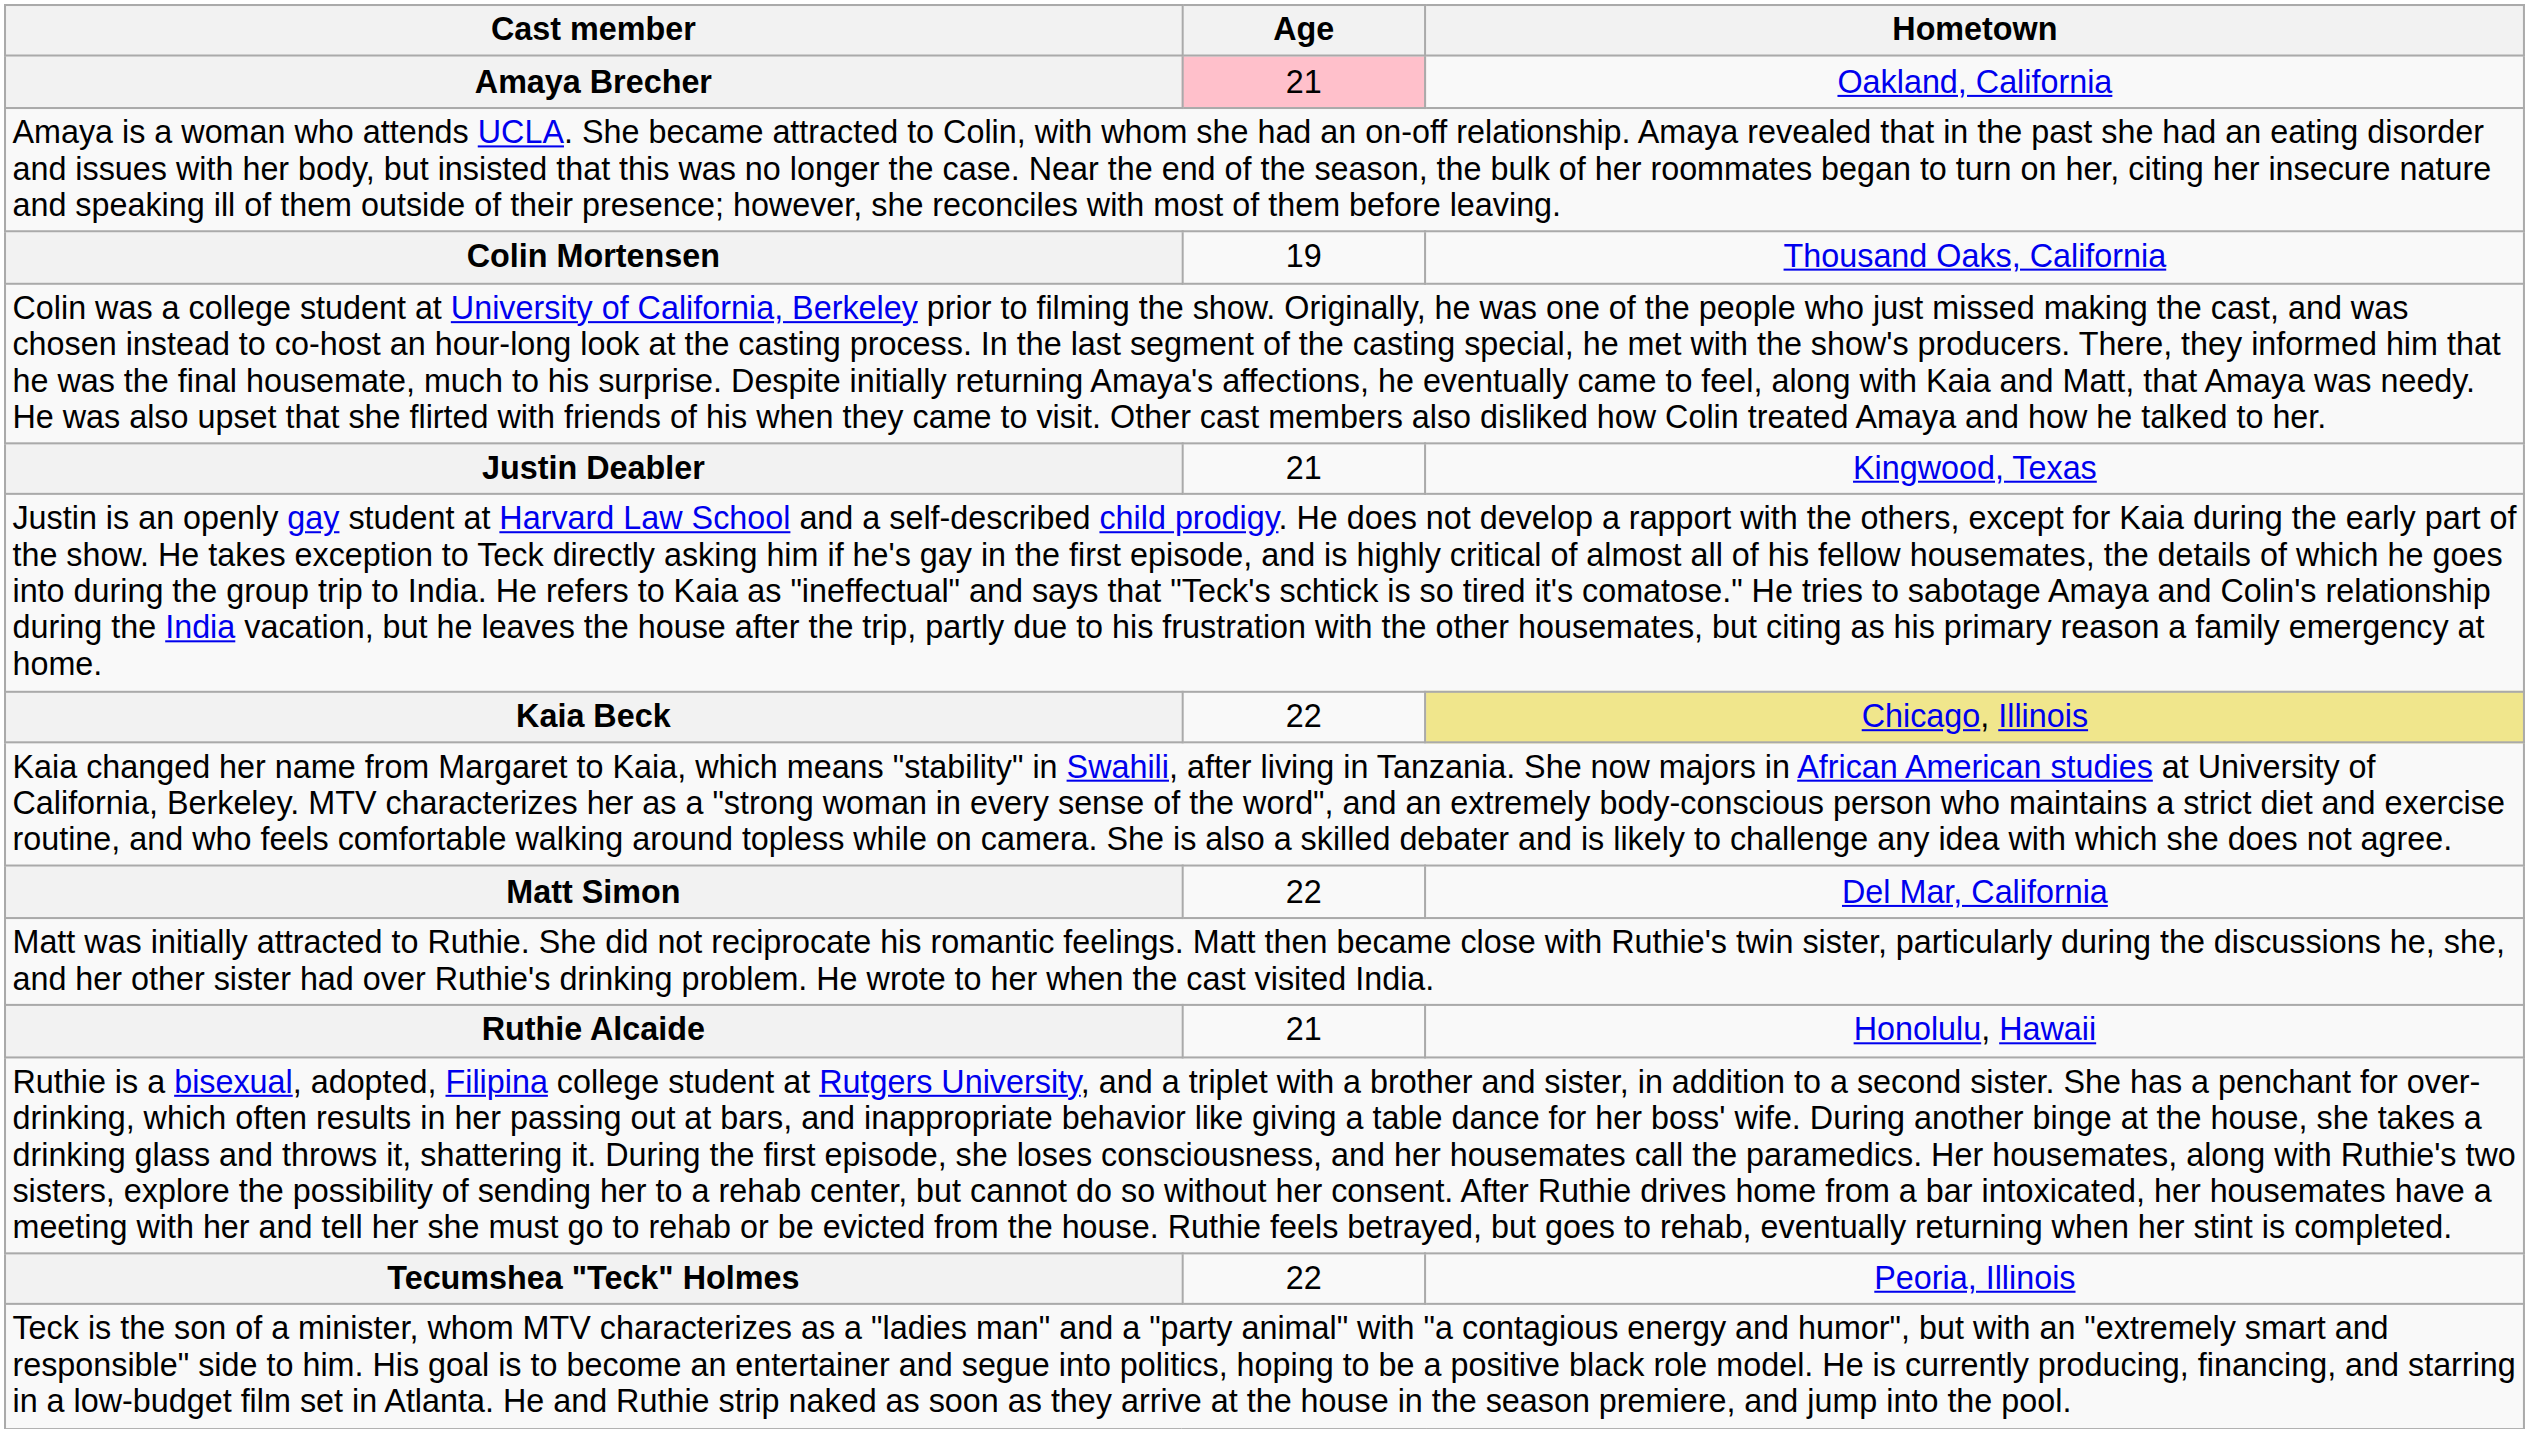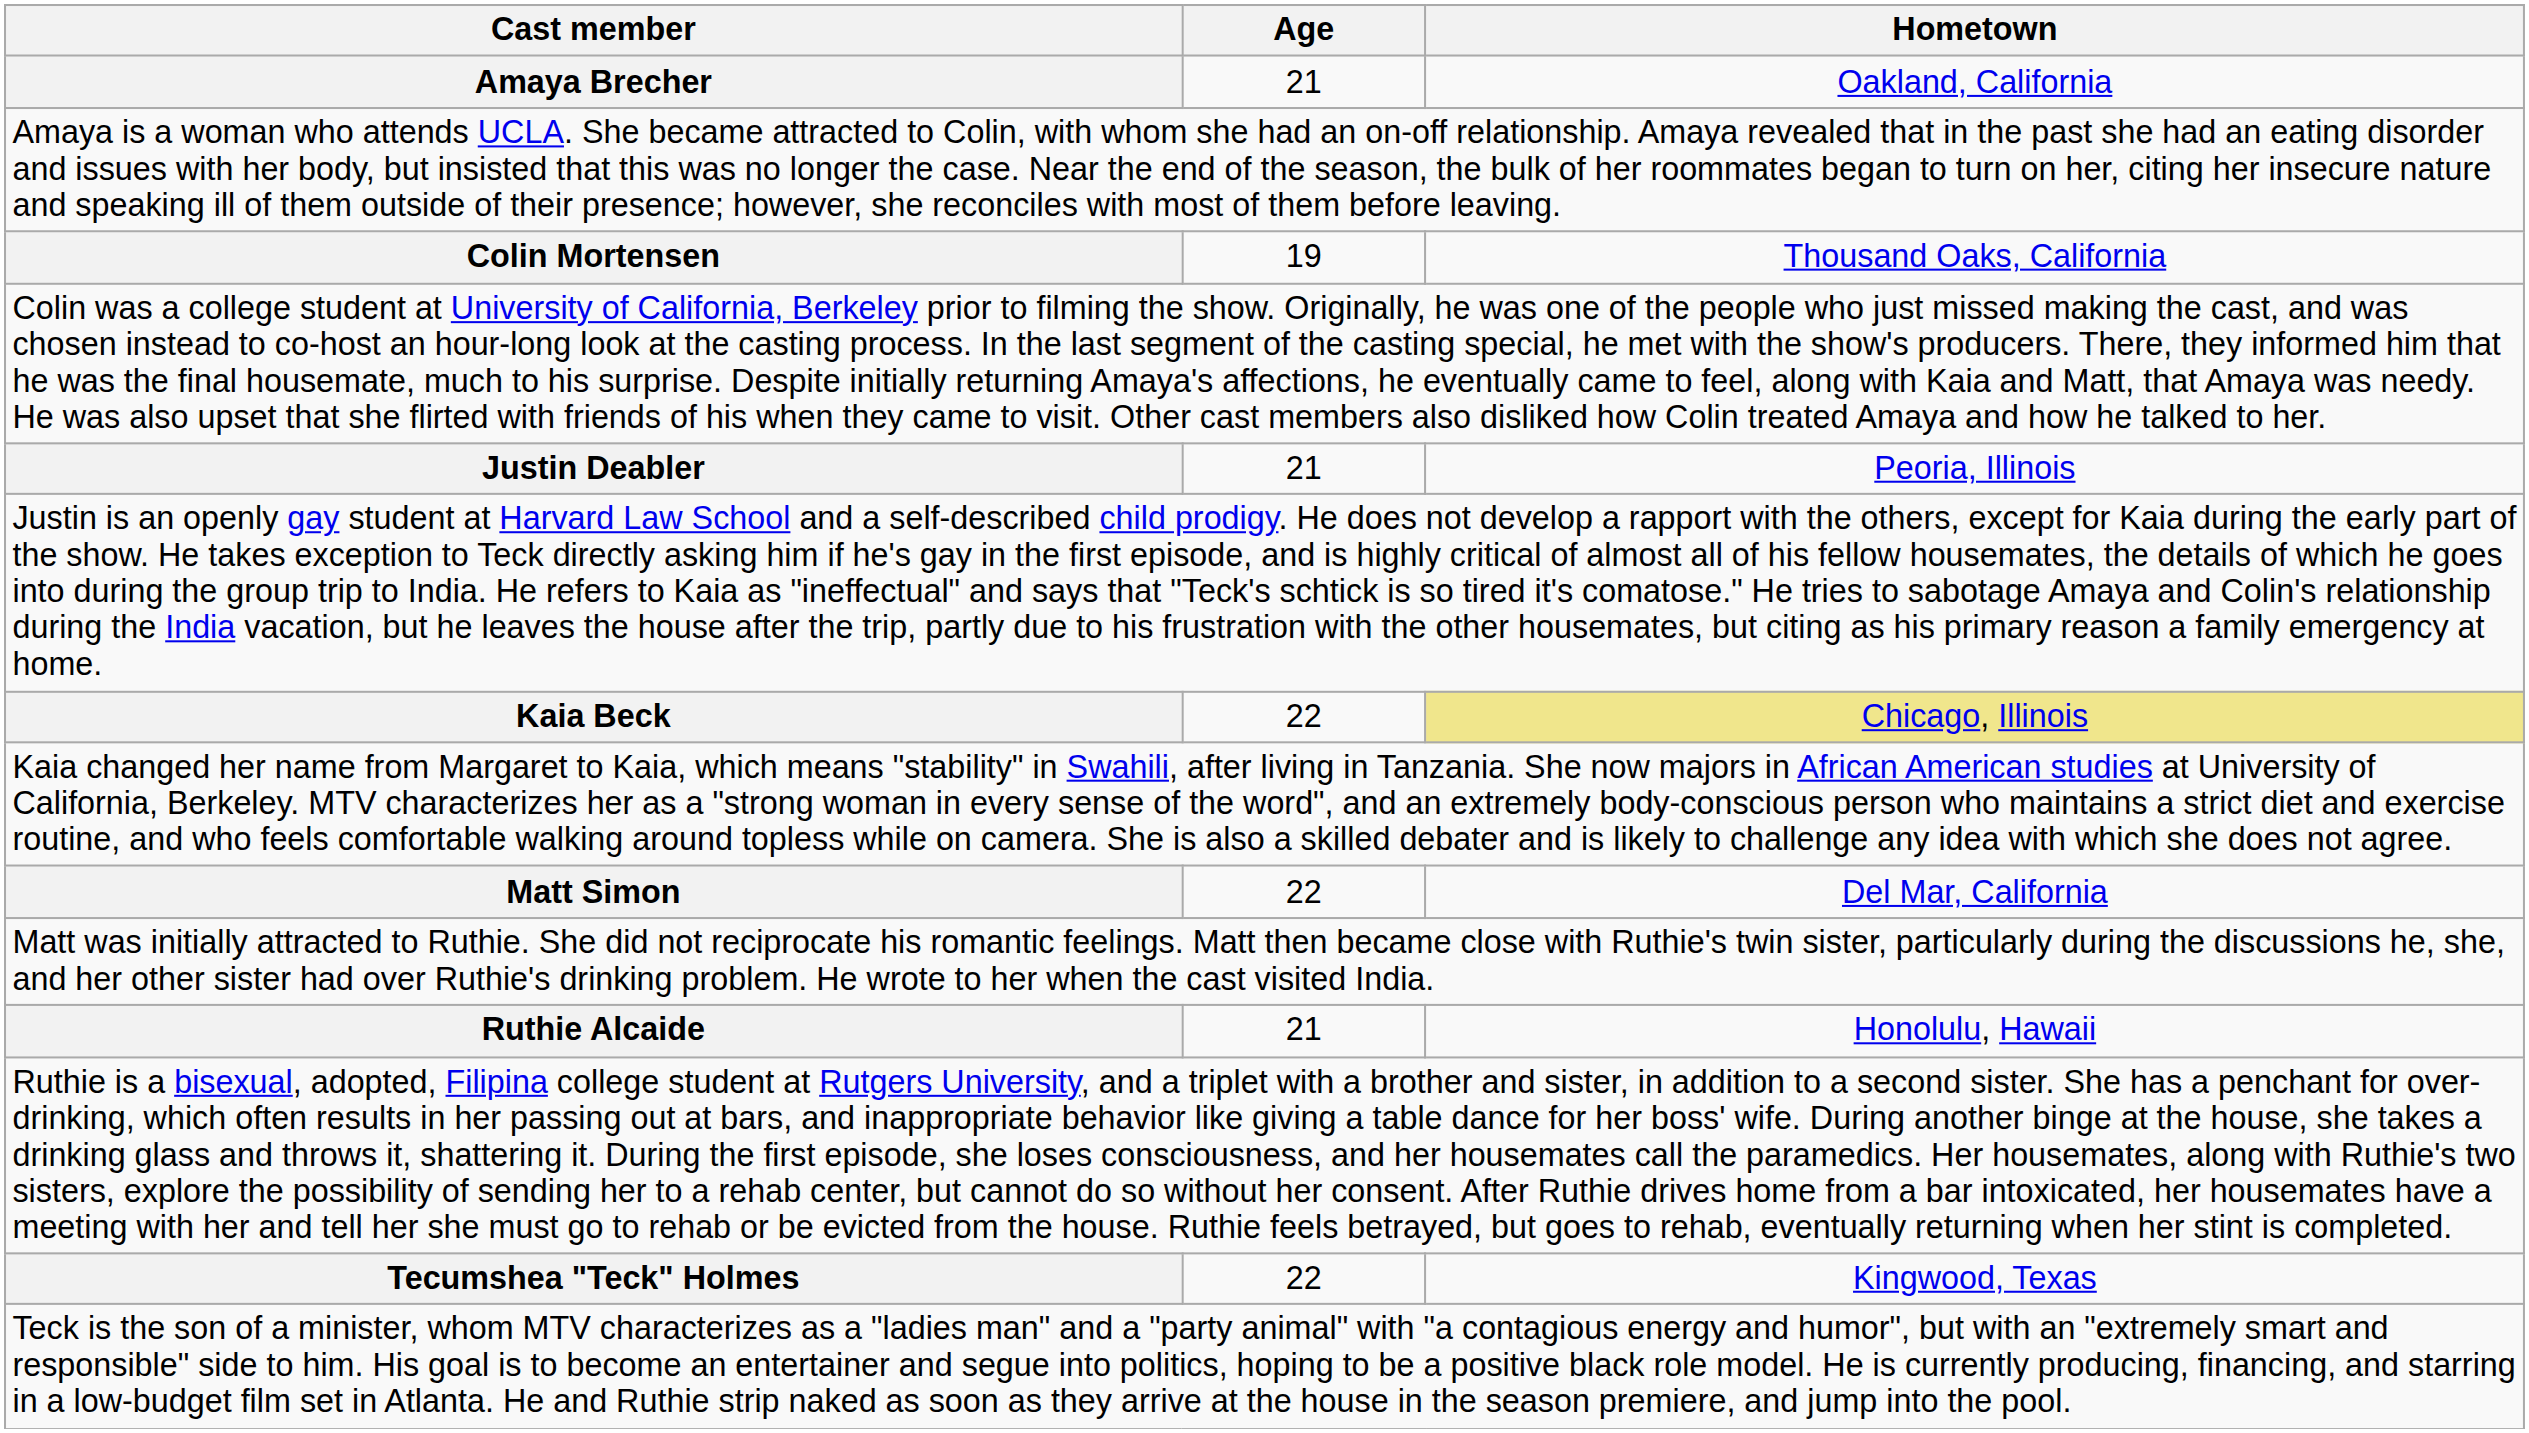(1304, 81) pink background -> (1304, 81) no background
(1975, 468) Kingwood, Texas -> (1975, 468) Peoria, Illinois
(1975, 1278) Peoria, Illinois -> (1975, 1278) Kingwood, Texas
